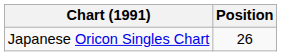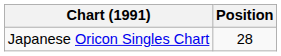(245, 39) 26 -> (245, 39) 28
